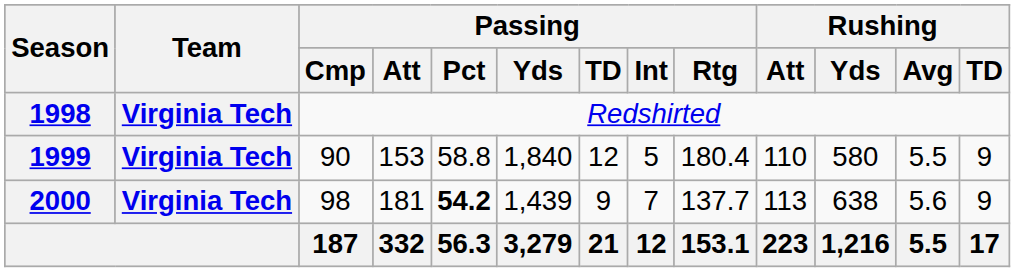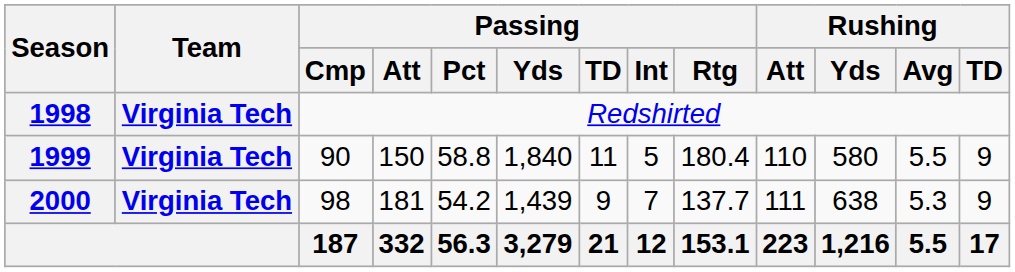(402, 157) 153 -> (402, 157) 150
(603, 157) 12 -> (603, 157) 11
(464, 200) bold -> (464, 200) normal
(785, 200) 113 -> (785, 200) 111
(928, 200) 5.6 -> (928, 200) 5.3
